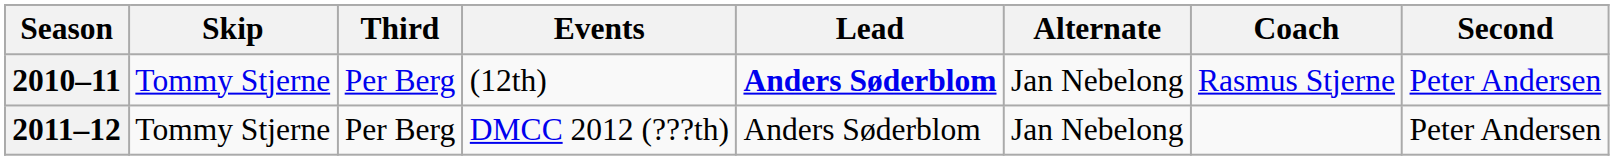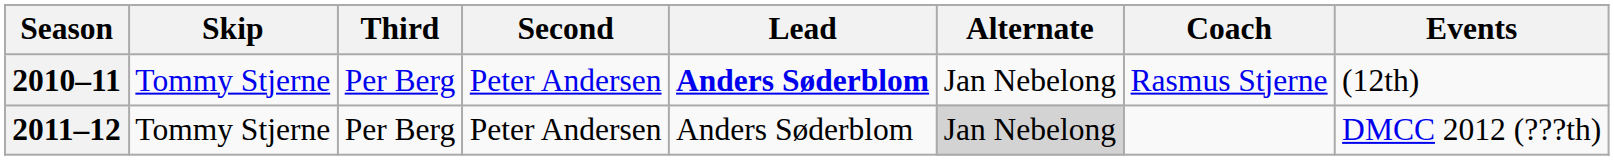columns swapped: (1505, 29) <-> (599, 29)
(1097, 129) no background -> (1030, 129) lightgrey background
